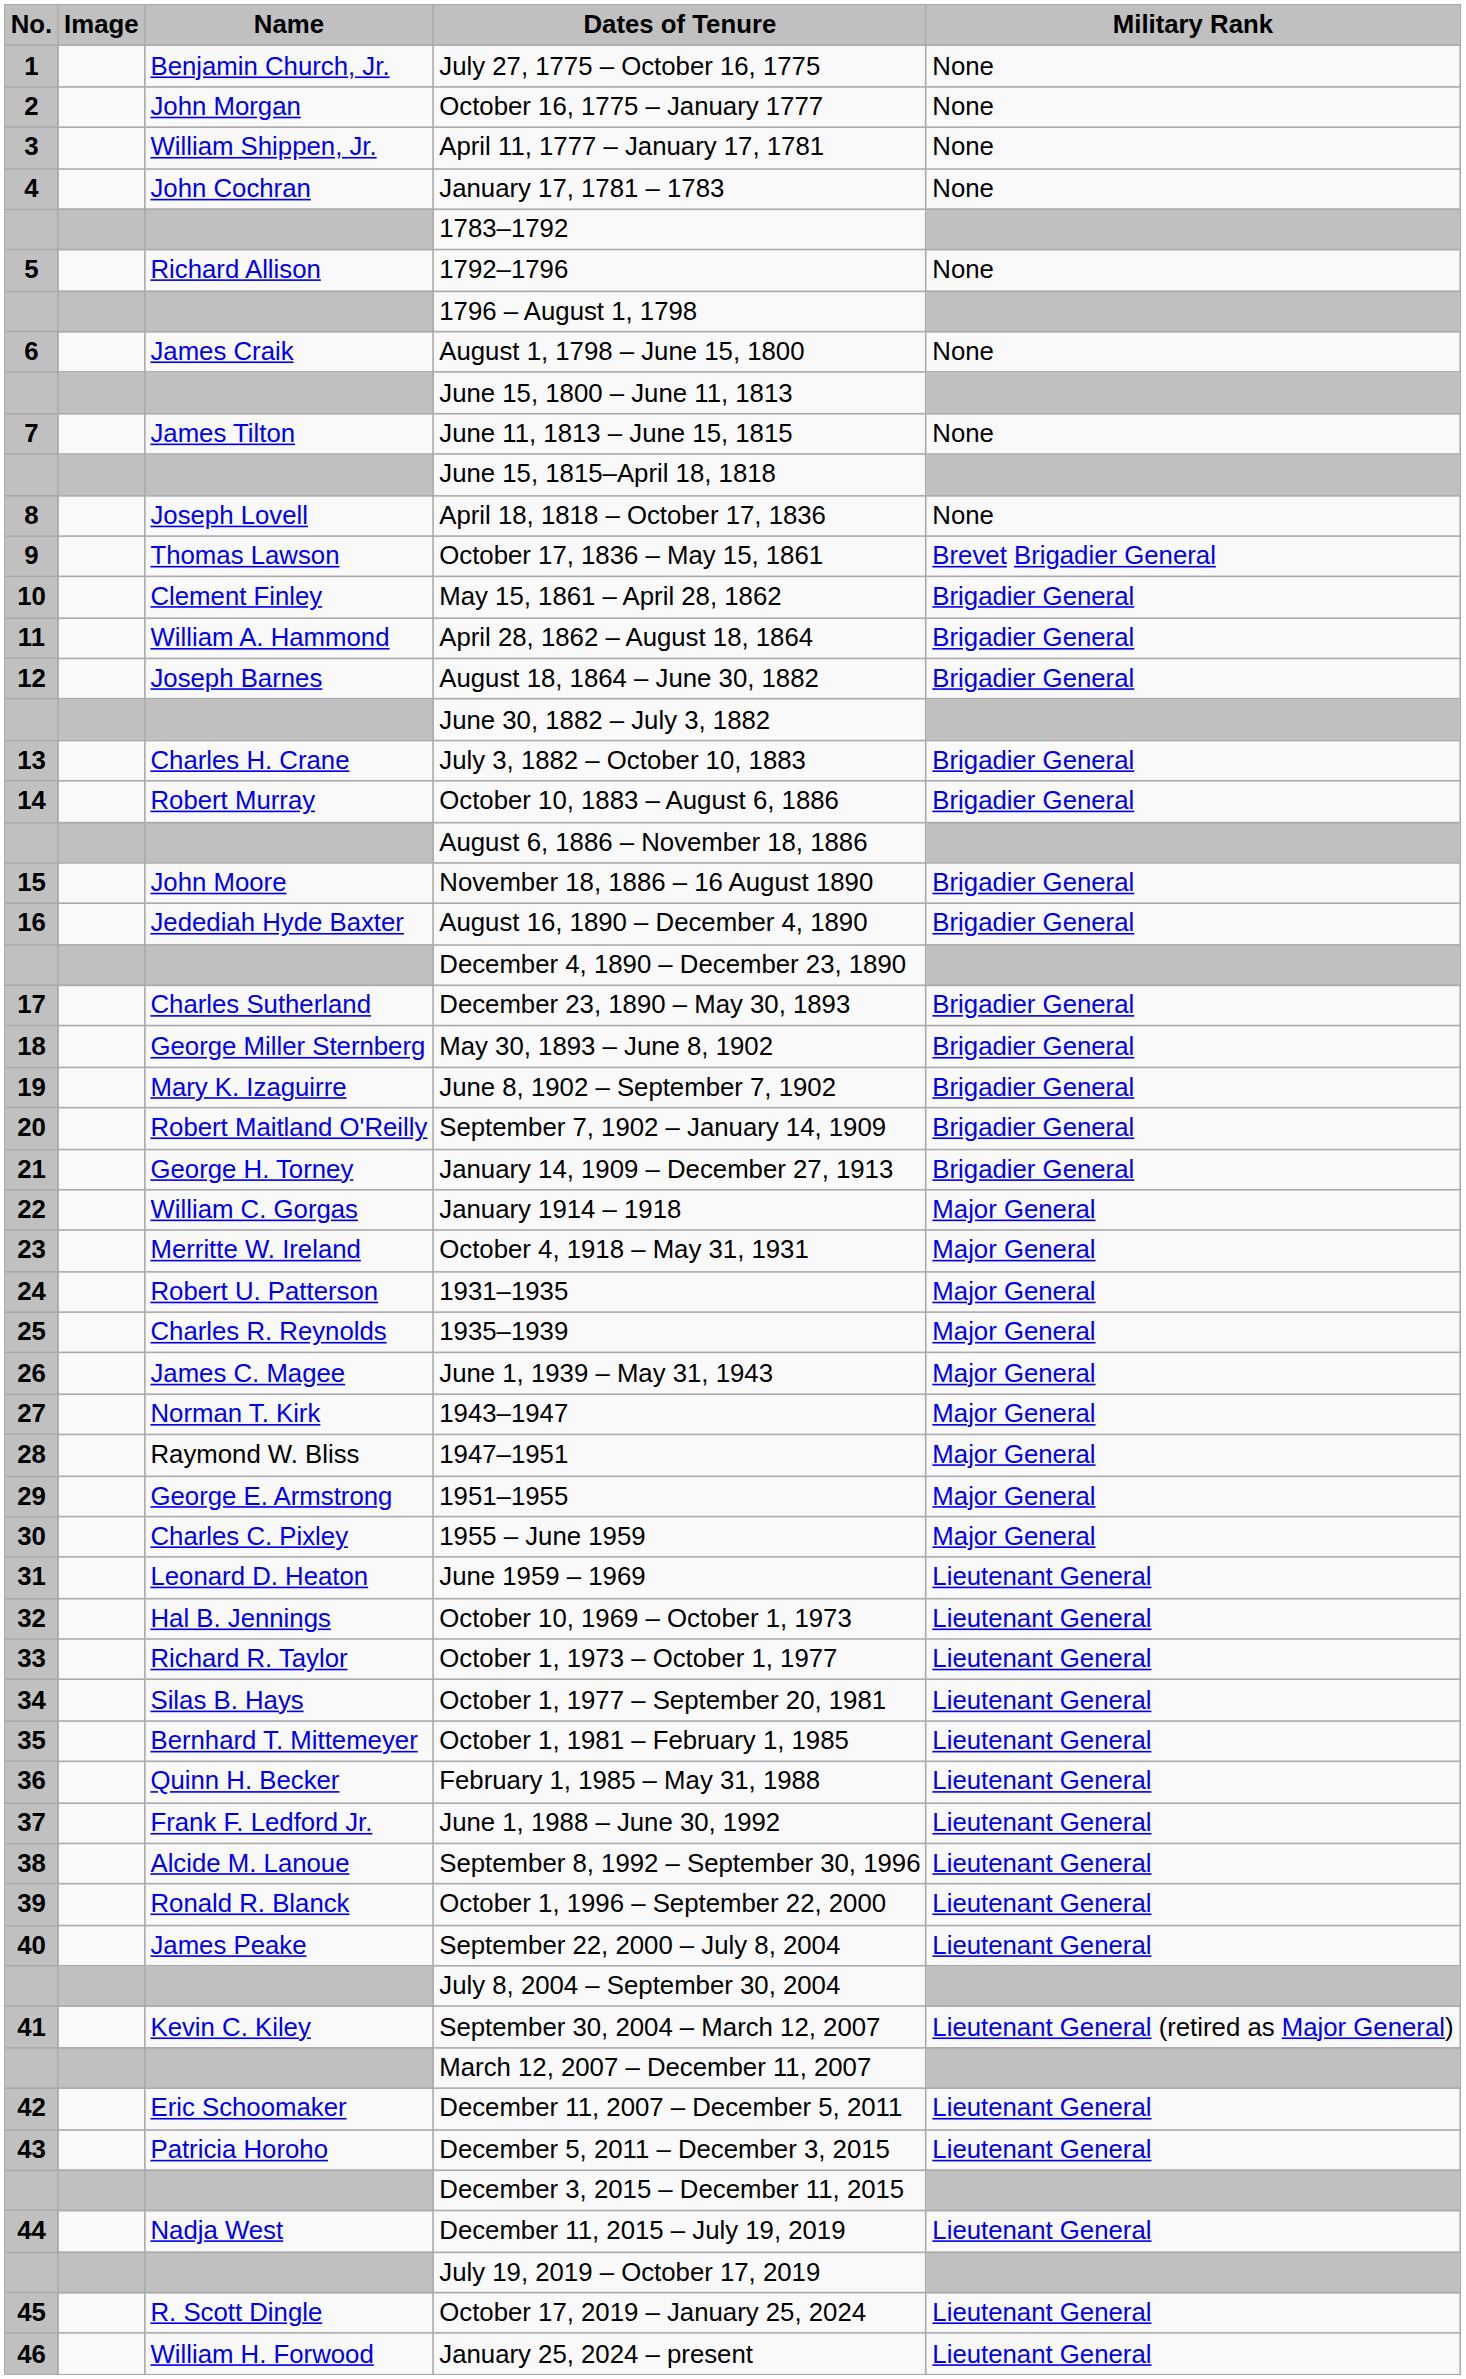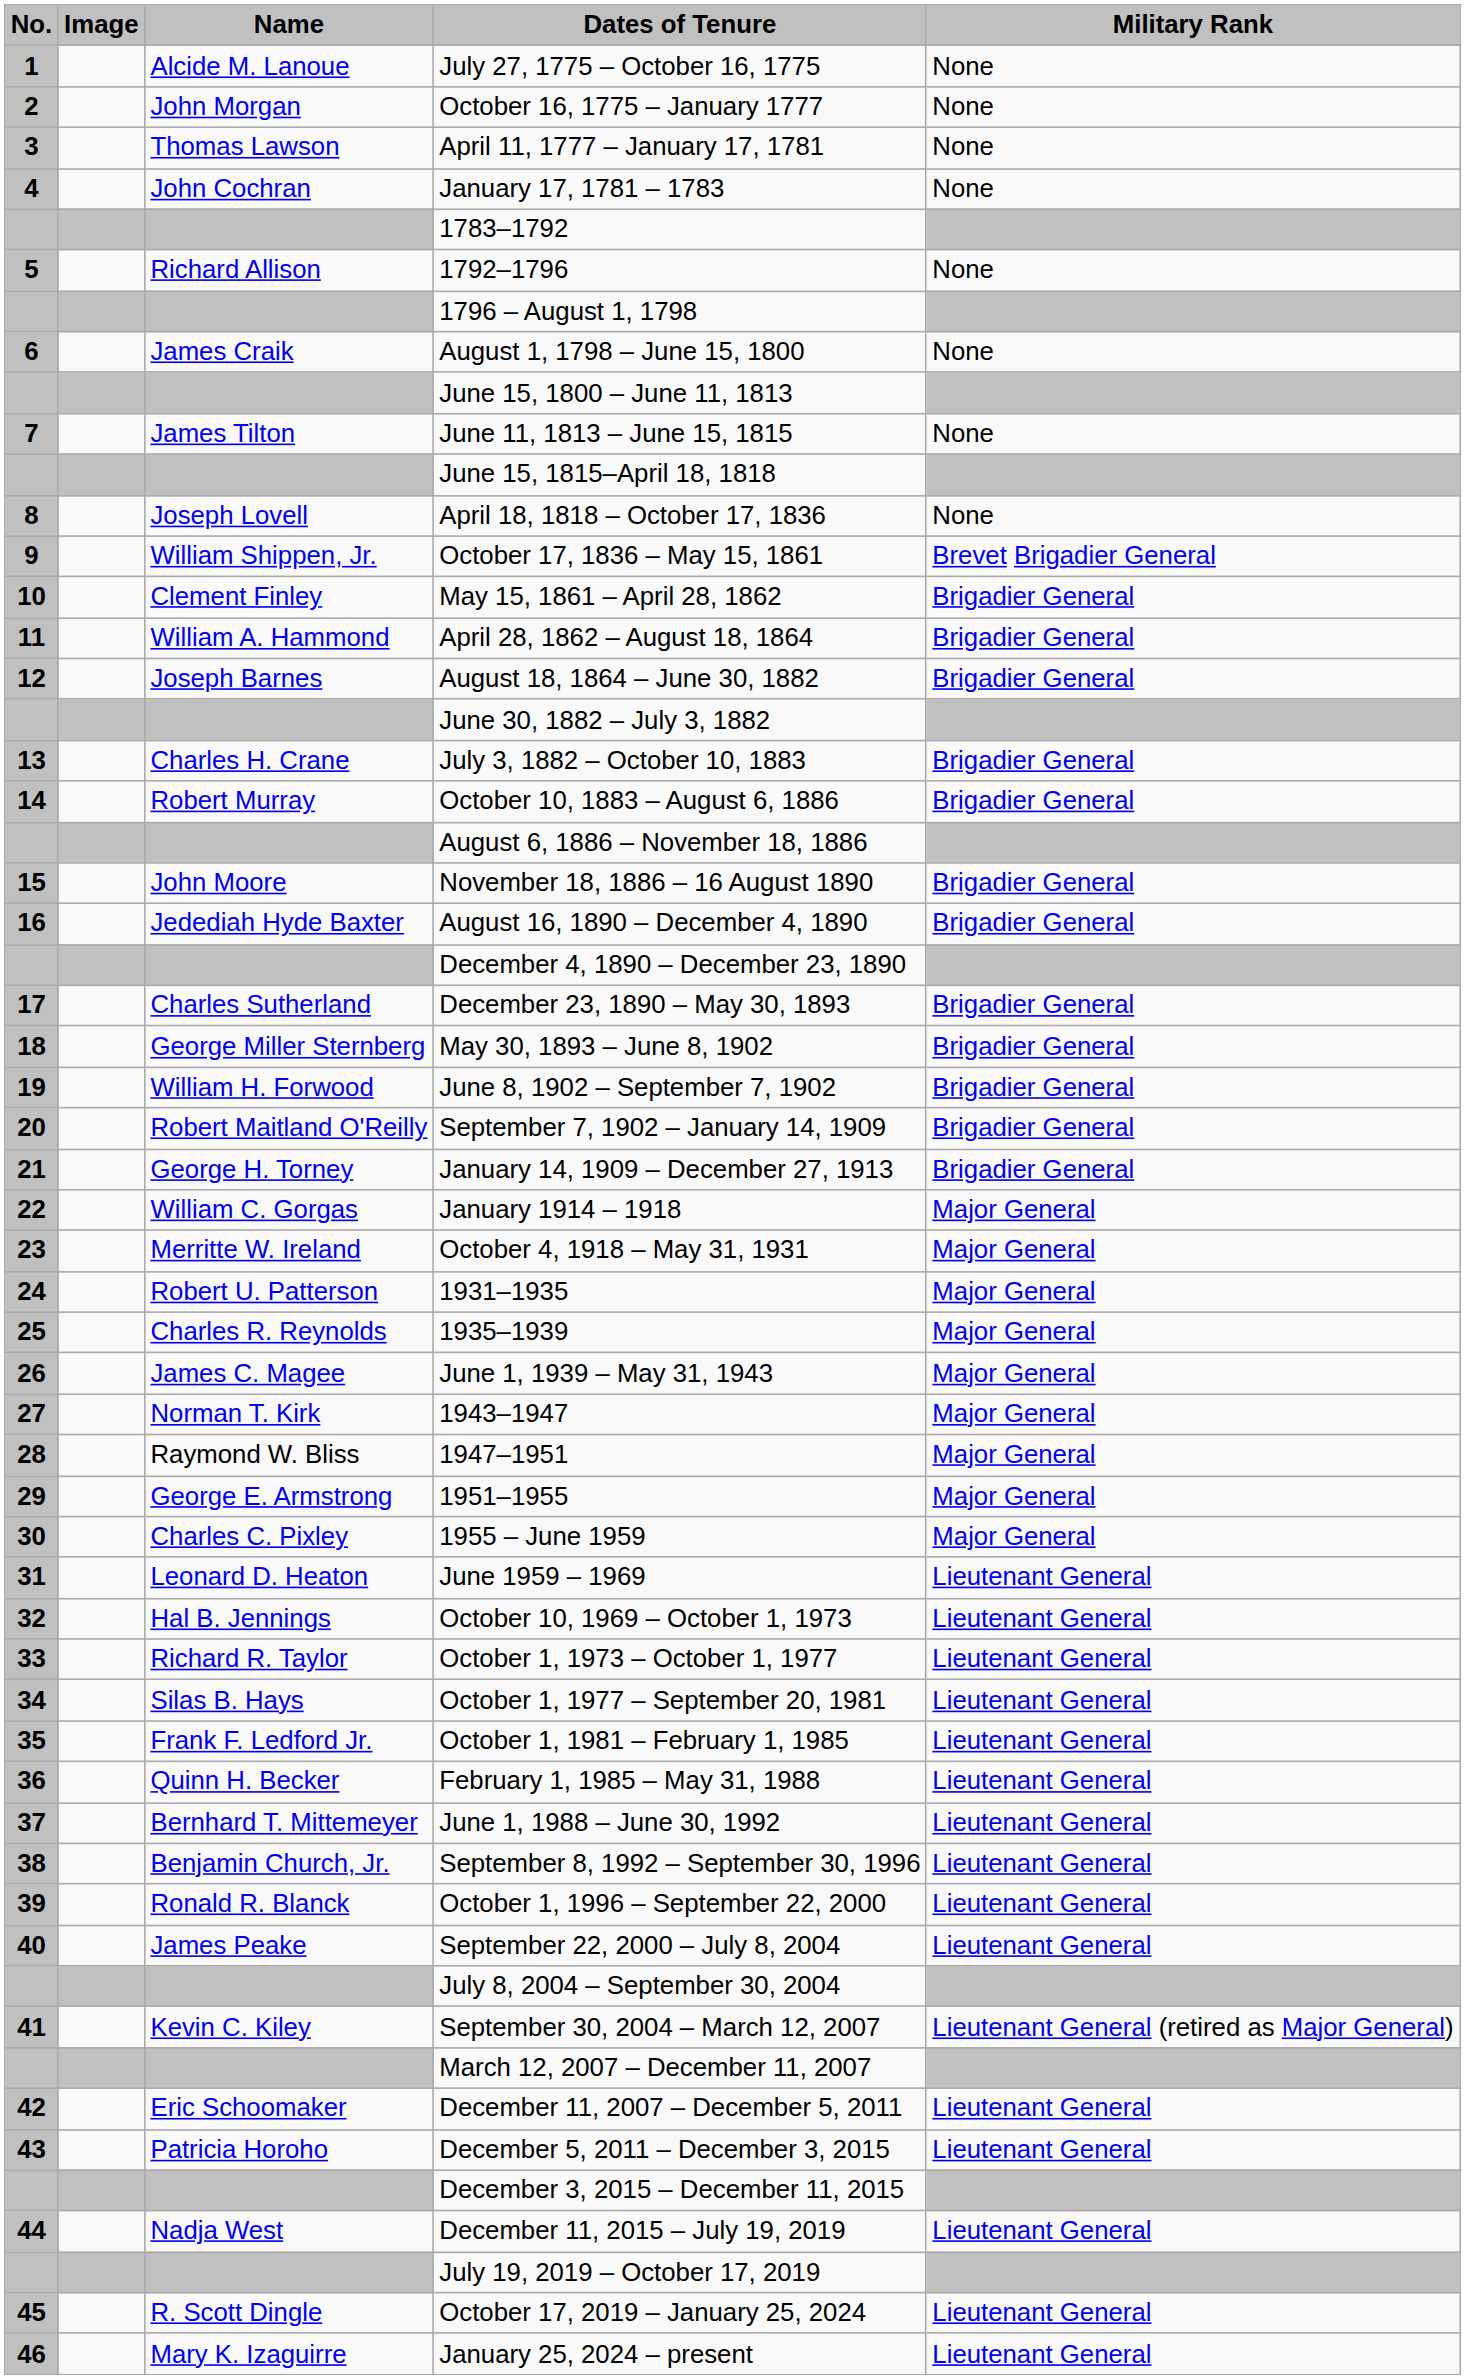(270, 65) Benjamin Church, Jr. -> (250, 65) Alcide M. Lanoue
(264, 147) William Shippen, Jr. -> (245, 147) Thomas Lawson
(245, 556) Thomas Lawson -> (264, 556) William Shippen, Jr.
(249, 1087) Mary K. Izaguirre -> (262, 1087) William H. Forwood
(284, 1740) Bernhard T. Mittemeyer -> (261, 1740) Frank F. Ledford Jr.
(261, 1822) Frank F. Ledford Jr. -> (284, 1822) Bernhard T. Mittemeyer
(250, 1863) Alcide M. Lanoue -> (270, 1863) Benjamin Church, Jr.
(262, 2353) William H. Forwood -> (249, 2353) Mary K. Izaguirre
